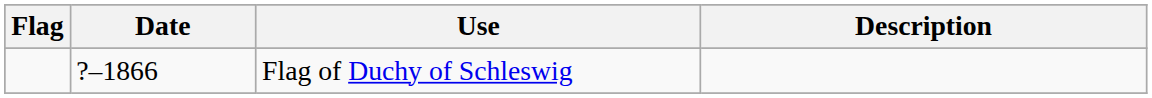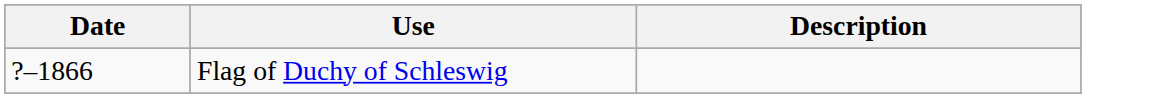- column: (37, 26)
